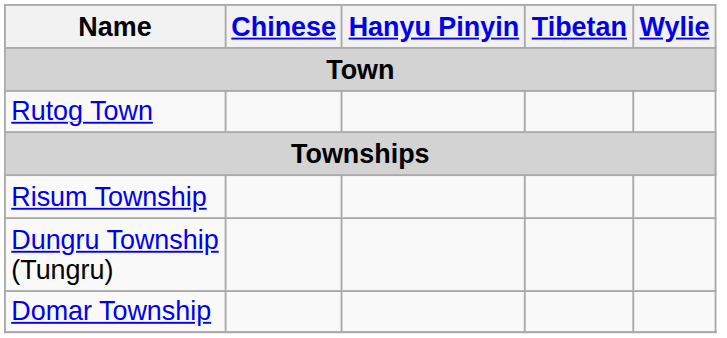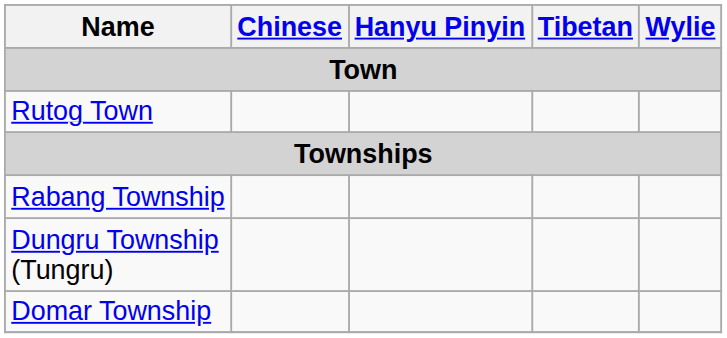+ row: (118, 197)
- row: (109, 197)
